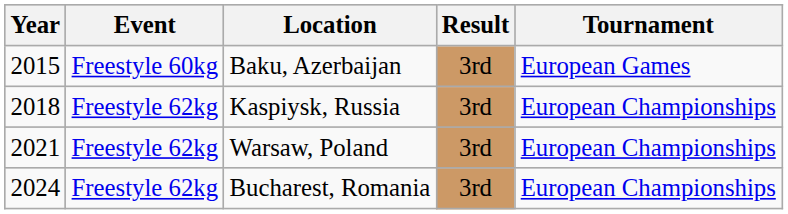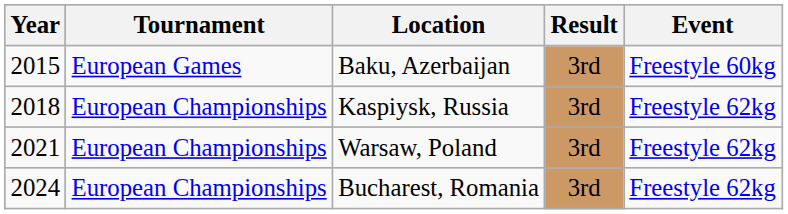columns swapped: (648, 25) <-> (145, 25)
